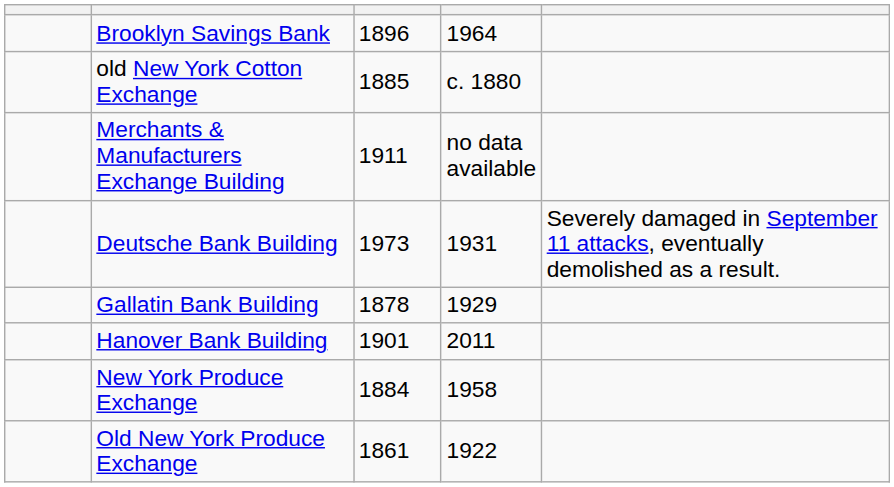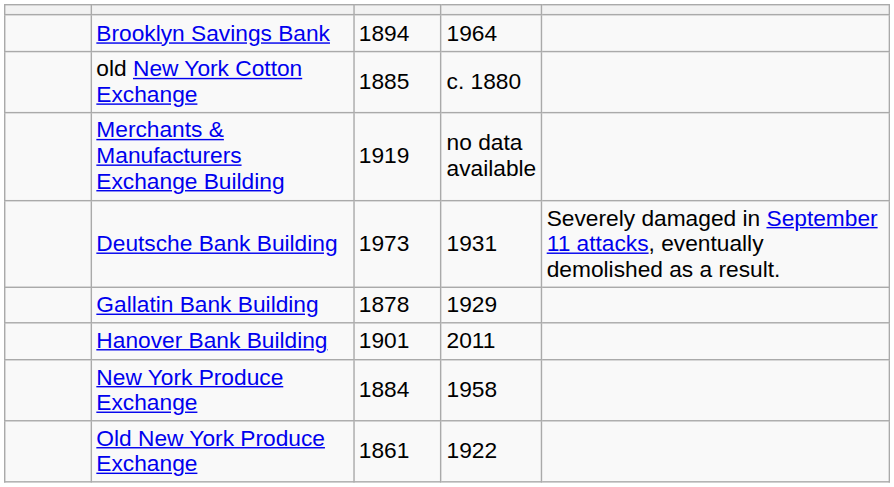(384, 32) 1896 -> (384, 32) 1894
(383, 156) 1911 -> (384, 156) 1919
